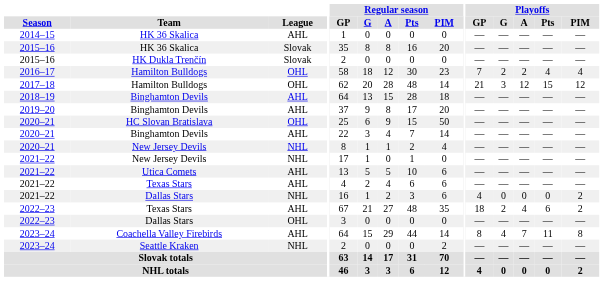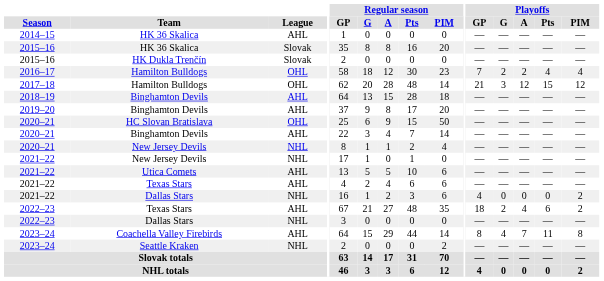(298, 221) OHL -> (298, 221) NHL
